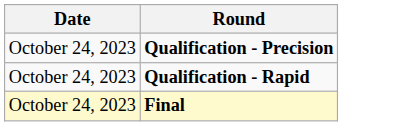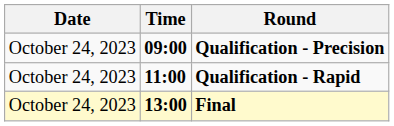+ column: (166, 18)
